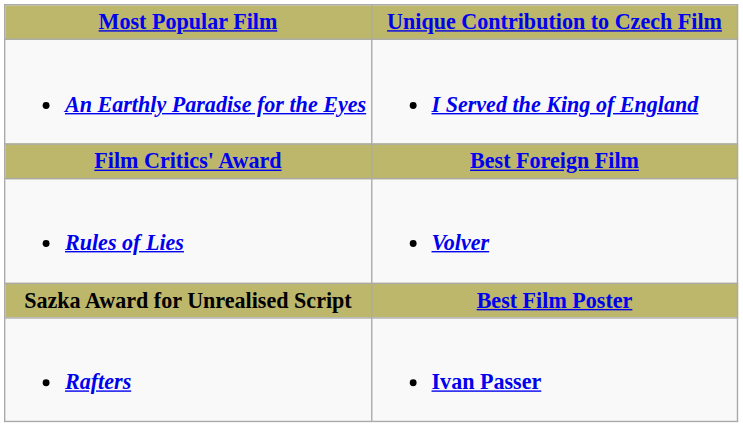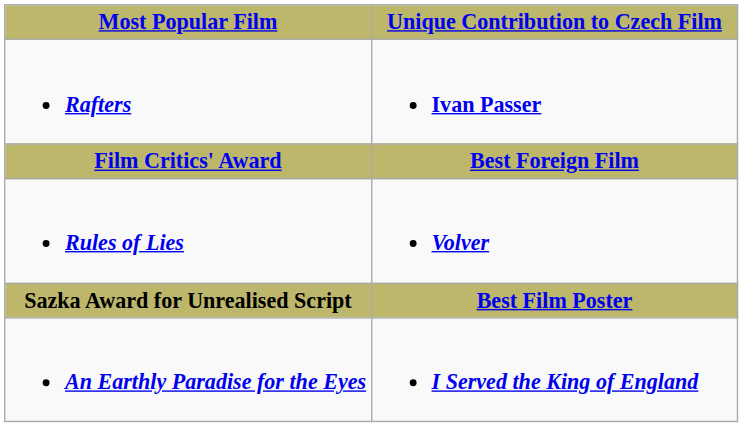rows swapped: (188, 382) <-> (188, 104)
